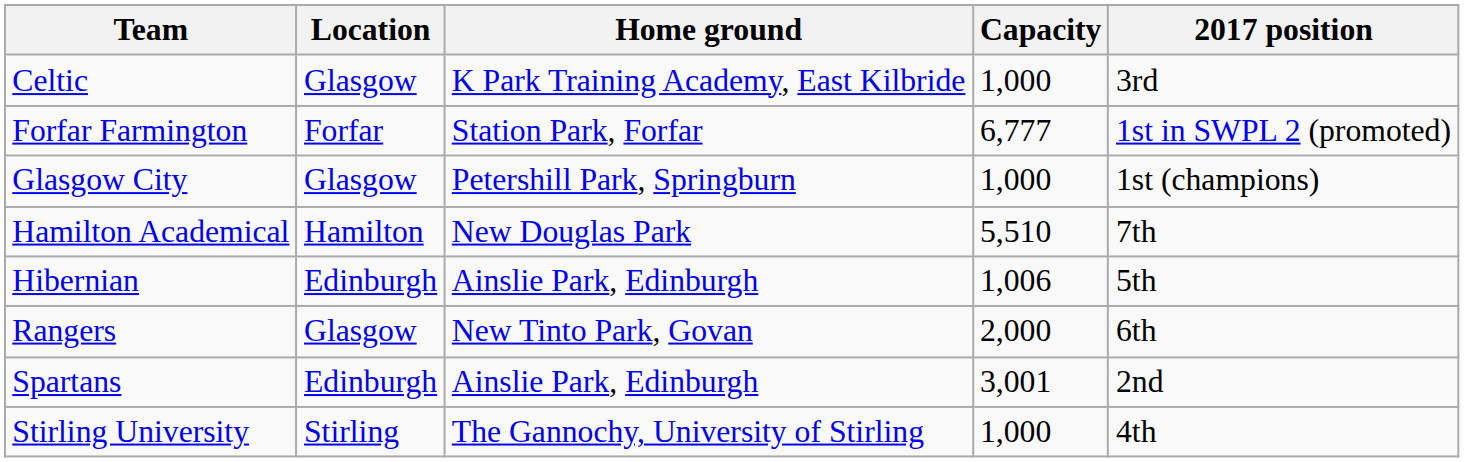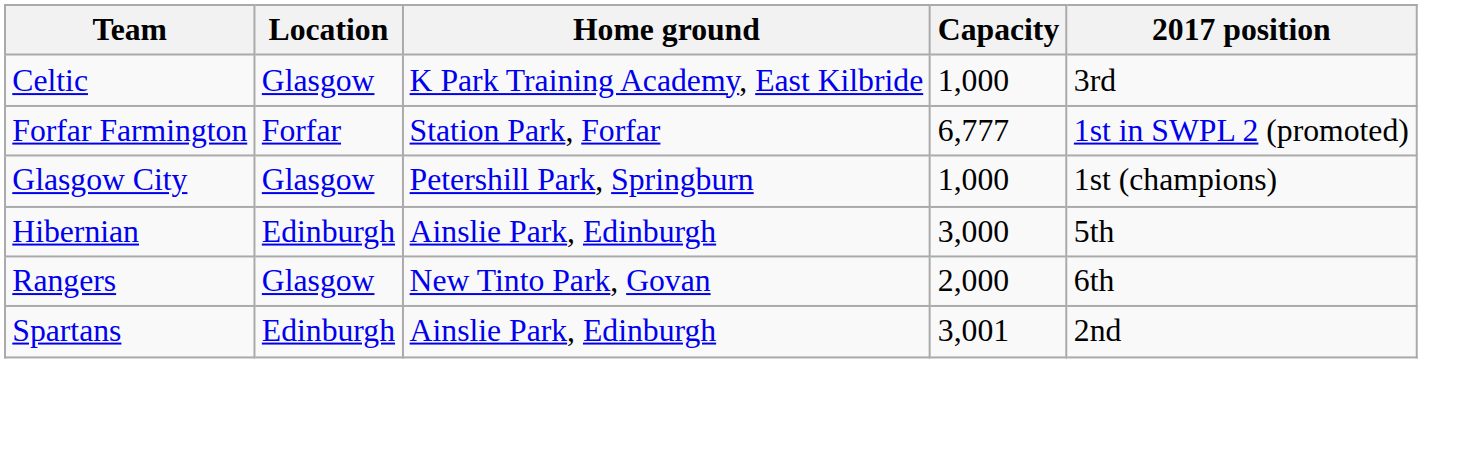- row: (151, 230)
(1016, 280) 1,006 -> (973, 230) 3,000
- row: (131, 431)
